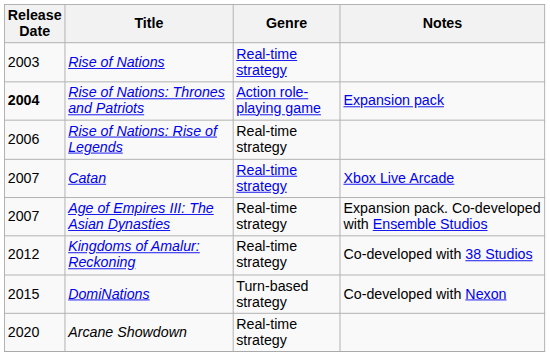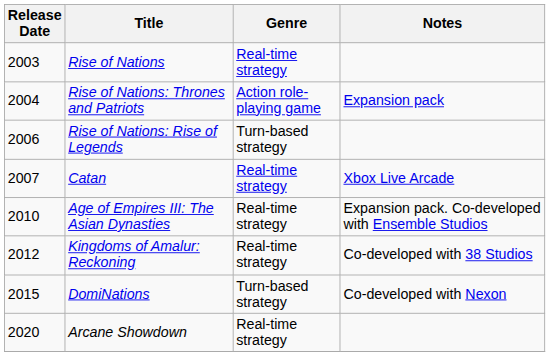(24, 101) bold -> (24, 101) normal
(267, 139) Real-time strategy -> (272, 139) Turn-based strategy
(24, 216) 2007 -> (24, 216) 2010
